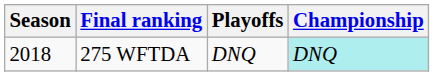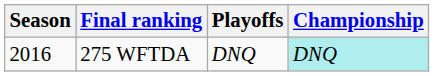(30, 53) 2018 -> (30, 53) 2016
